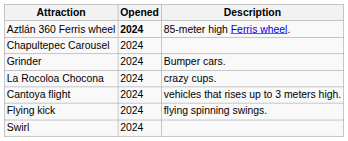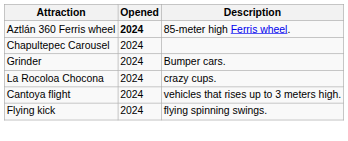- row: (18, 128)
